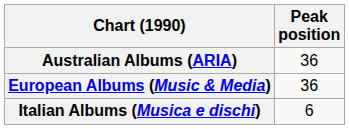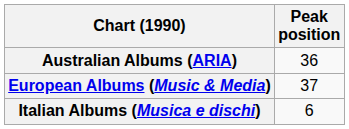(309, 85) 36 -> (309, 85) 37
